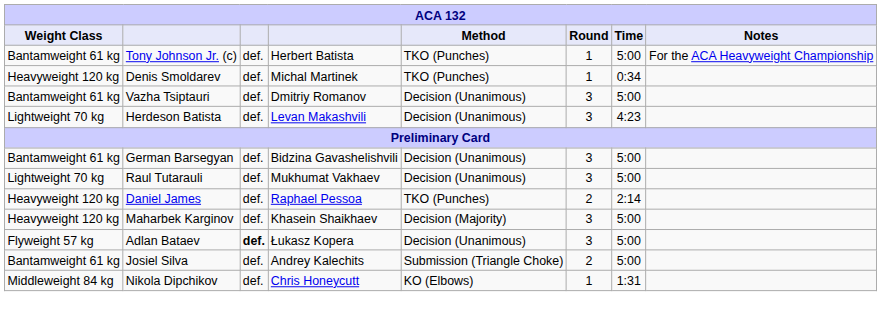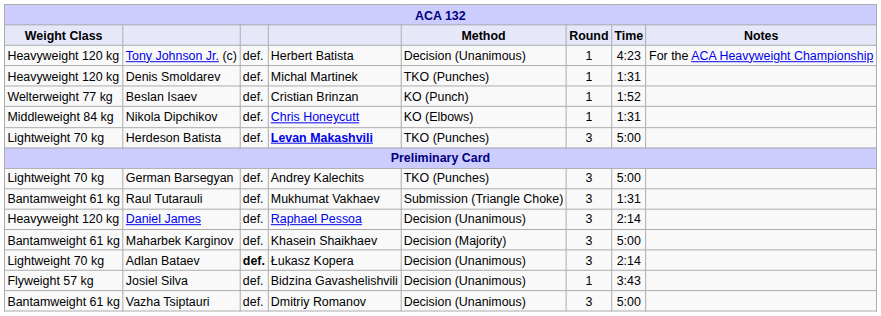(64, 55) Bantamweight 61 kg -> (63, 55) Heavyweight 120 kg
(446, 55) TKO (Punches) -> (465, 55) Decision (Unanimous)
(629, 55) 5:00 -> (629, 55) 4:23
(629, 76) 0:34 -> (629, 76) 1:31
+ row: (161, 96)
rows swapped: (172, 281) <-> (168, 96)
(318, 117) normal -> (322, 137) bold
(465, 117) Decision (Unanimous) -> (446, 137) TKO (Punches)
(629, 117) 4:23 -> (629, 137) 5:00
(64, 158) Bantamweight 61 kg -> (56, 178) Lightweight 70 kg
(334, 158) Bidzina Gavashelishvili -> (317, 178) Andrey Kalechits
(465, 158) Decision (Unanimous) -> (446, 178) TKO (Punches)
(56, 178) Lightweight 70 kg -> (64, 199) Bantamweight 61 kg
(465, 178) Decision (Unanimous) -> (483, 199) Submission (Triangle Choke)
(629, 178) 5:00 -> (629, 199) 1:31
(446, 199) TKO (Punches) -> (465, 219) Decision (Unanimous)
(589, 199) 2 -> (589, 219) 3
(63, 219) Heavyweight 120 kg -> (64, 240) Bantamweight 61 kg
(51, 240) Flyweight 57 kg -> (56, 260) Lightweight 70 kg
(629, 240) 5:00 -> (629, 260) 2:14
(64, 260) Bantamweight 61 kg -> (51, 281) Flyweight 57 kg
(317, 260) Andrey Kalechits -> (334, 281) Bidzina Gavashelishvili
(483, 260) Submission (Triangle Choke) -> (465, 281) Decision (Unanimous)
(589, 260) 2 -> (589, 281) 1
(629, 260) 5:00 -> (629, 281) 3:43
